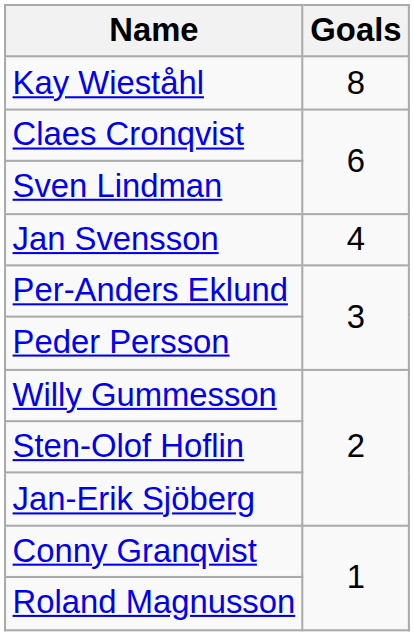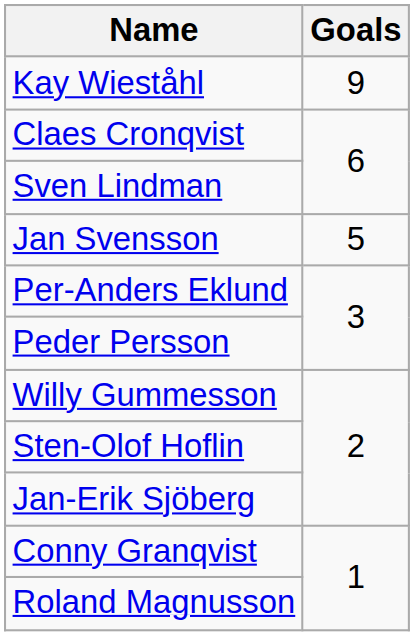(356, 82) 8 -> (356, 82) 9
(356, 238) 4 -> (356, 238) 5
